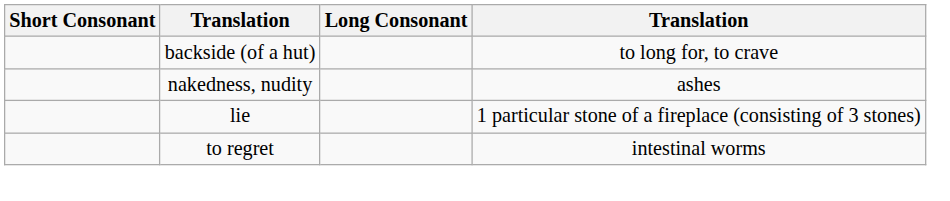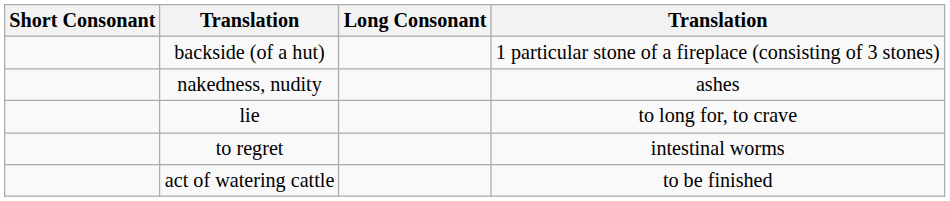(699, 52) to long for, to crave -> (718, 52) 1 particular stone of a fireplace (consisting of 3 stones)
(699, 116) 1 particular stone of a fireplace (consisting of 3 stones) -> (718, 116) to long for, to crave
+ row: (250, 180)
